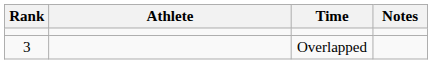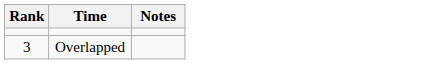- column: (170, 16)
